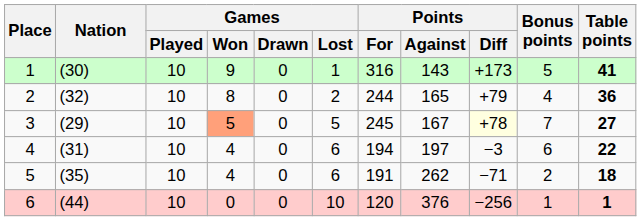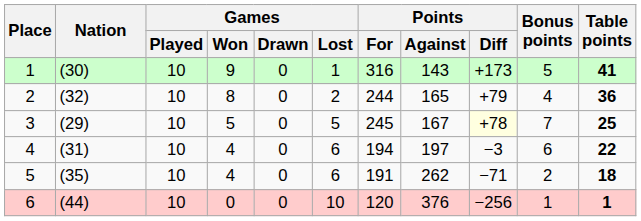(230, 123) lightsalmon background -> (230, 123) no background
(607, 123) 27 -> (607, 123) 25
